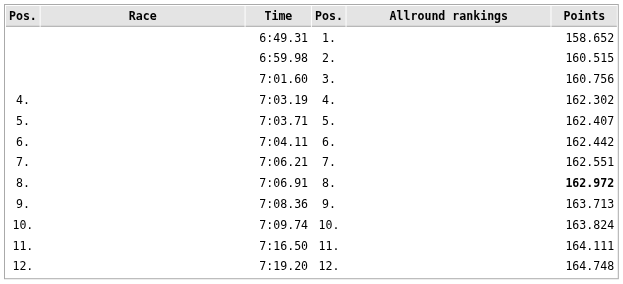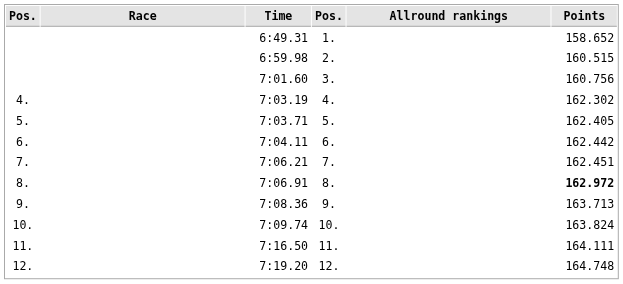(590, 121) 162.407 -> (590, 121) 162.405
(590, 162) 162.551 -> (590, 162) 162.451
